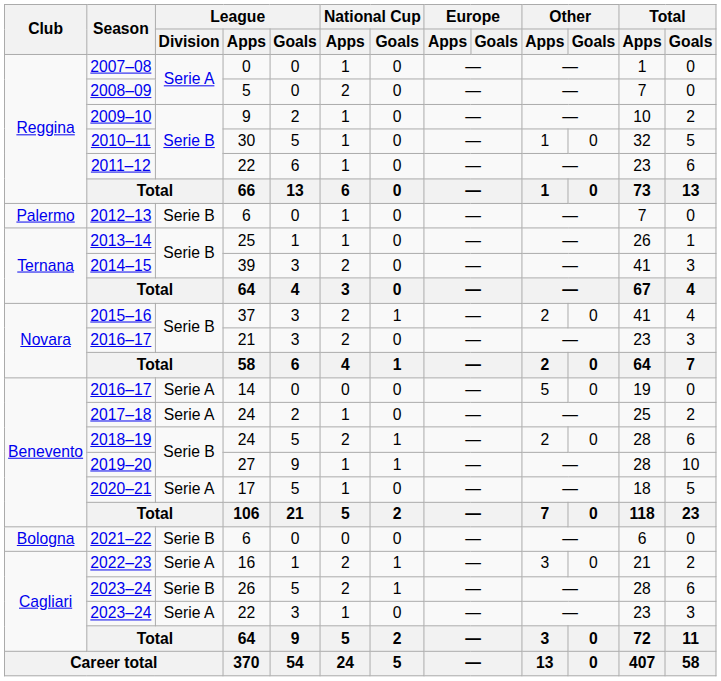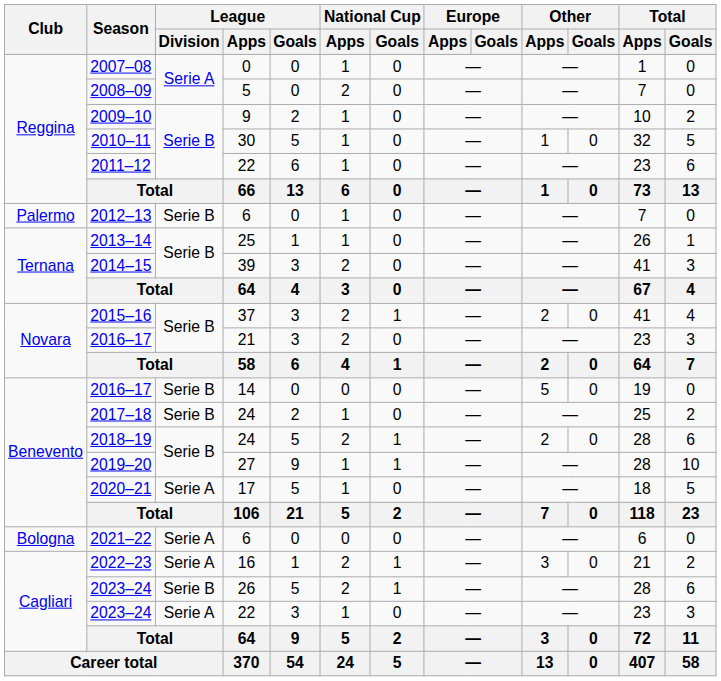(189, 389) Serie A -> (189, 389) Serie B
(189, 414) Serie A -> (189, 414) Serie B
(189, 539) Serie B -> (189, 539) Serie A
